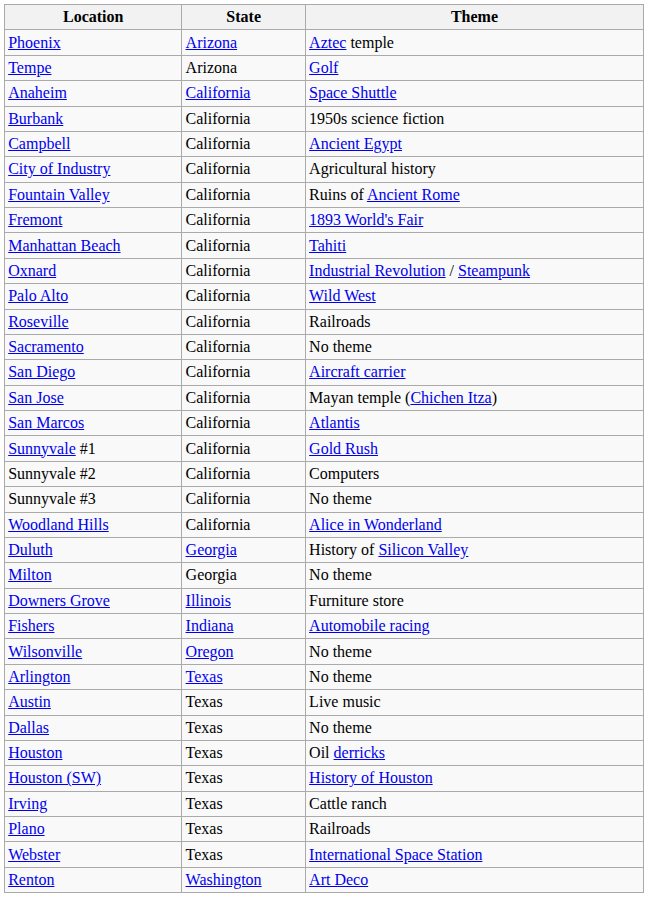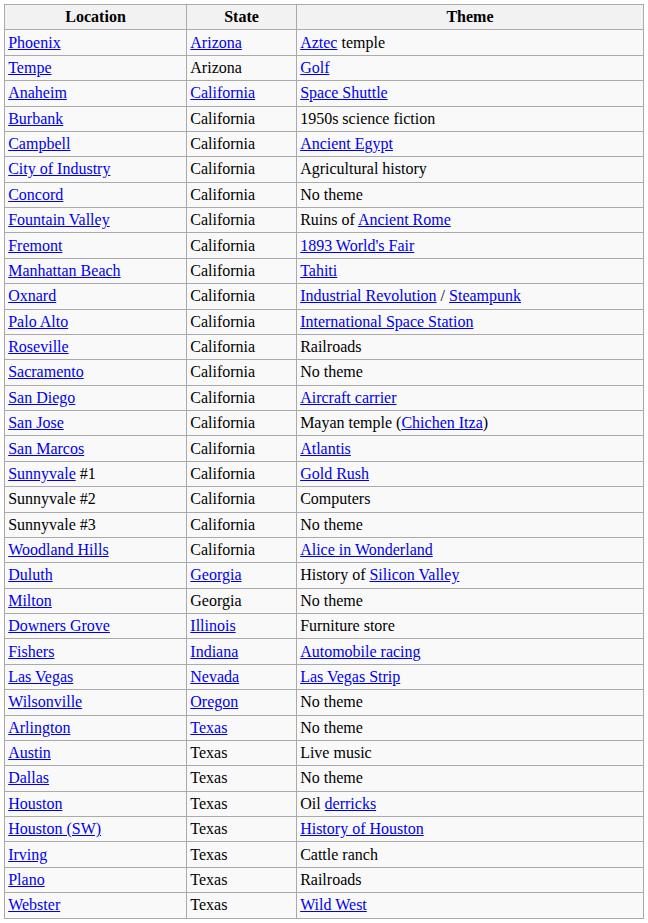+ row: (36, 194)
(342, 296) Wild West -> (387, 321) International Space Station
+ row: (41, 676)
(396, 854) International Space Station -> (333, 905) Wild West
- row: (31, 879)
